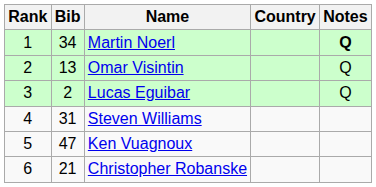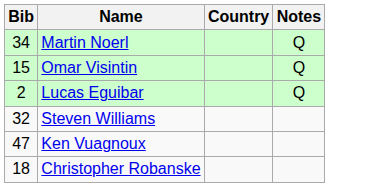- column: (28, 17)
(345, 42) bold -> (299, 42) normal
(68, 67) 13 -> (21, 67) 15
(68, 118) 31 -> (21, 118) 32
(68, 169) 21 -> (21, 169) 18
